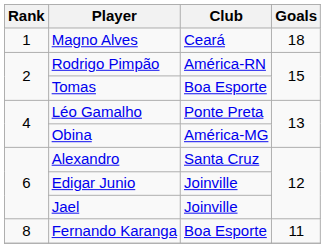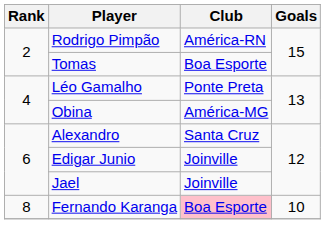- row: (95, 40)
(225, 231) no background -> (225, 207) pink background
(296, 231) 11 -> (296, 207) 10
